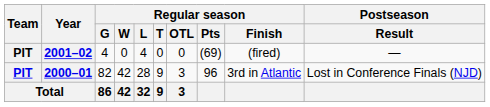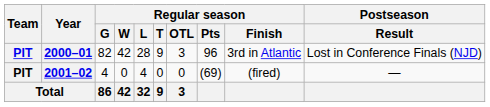rows swapped: (68, 73) <-> (68, 53)
